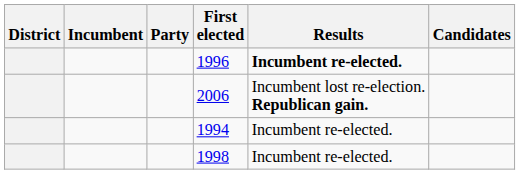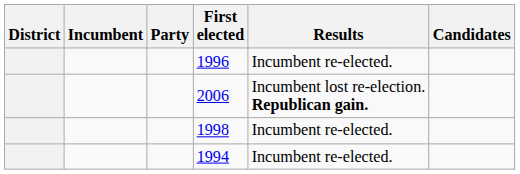(327, 61) bold -> (322, 61) normal
rows swapped: (213, 156) <-> (213, 130)
